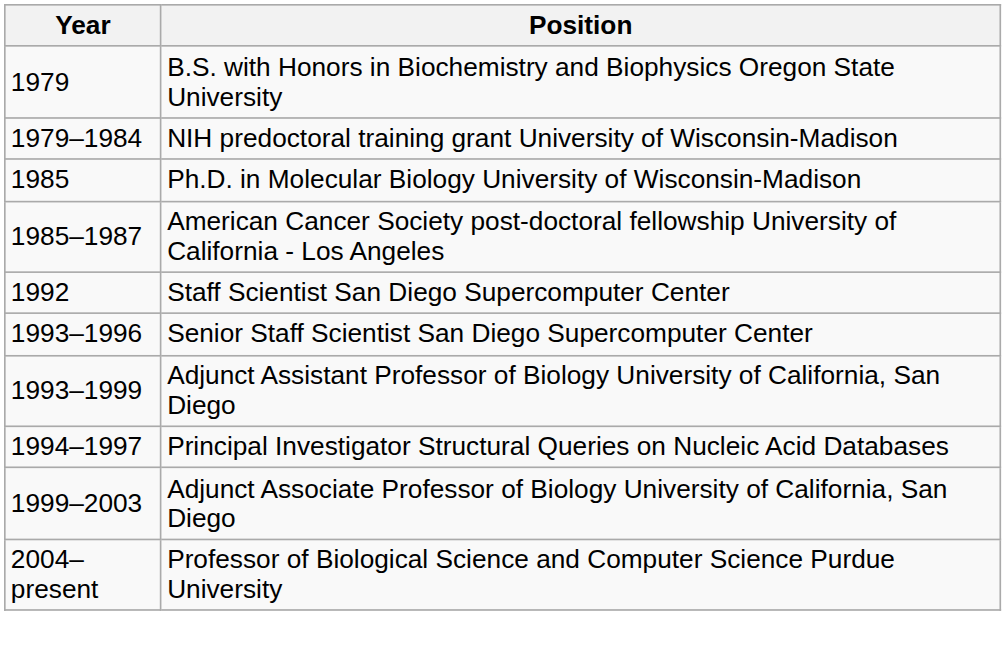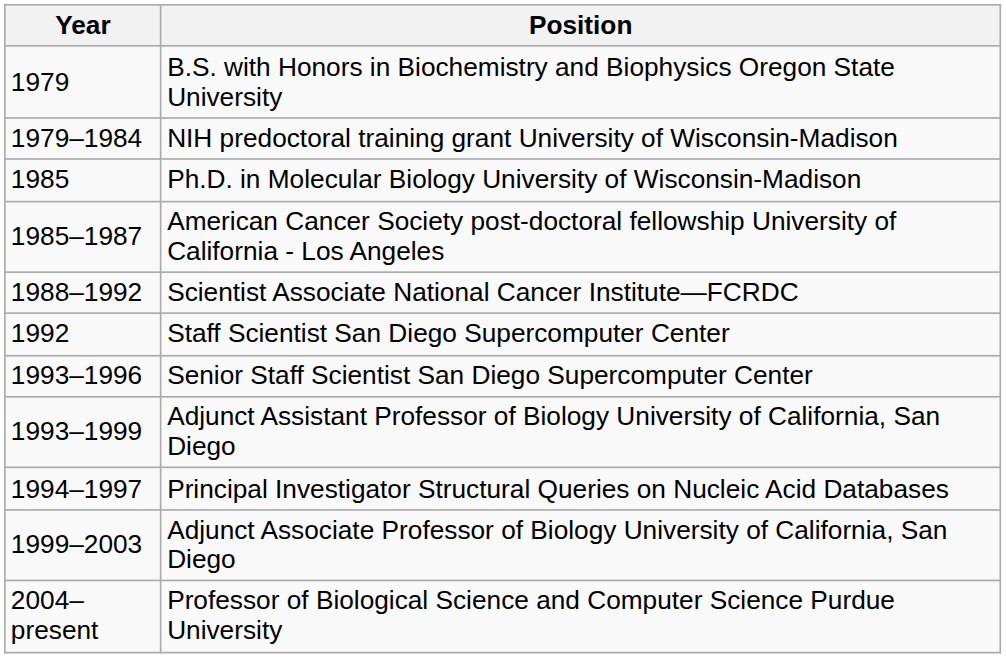+ row: (483, 292)
